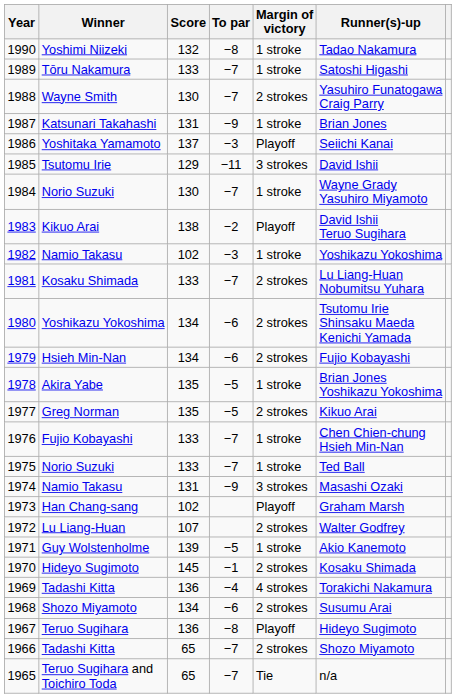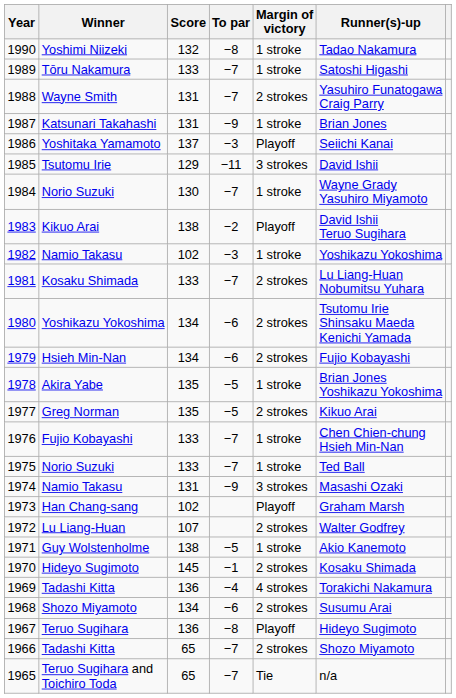(188, 97) 130 -> (188, 97) 131
(188, 547) 139 -> (188, 547) 138
